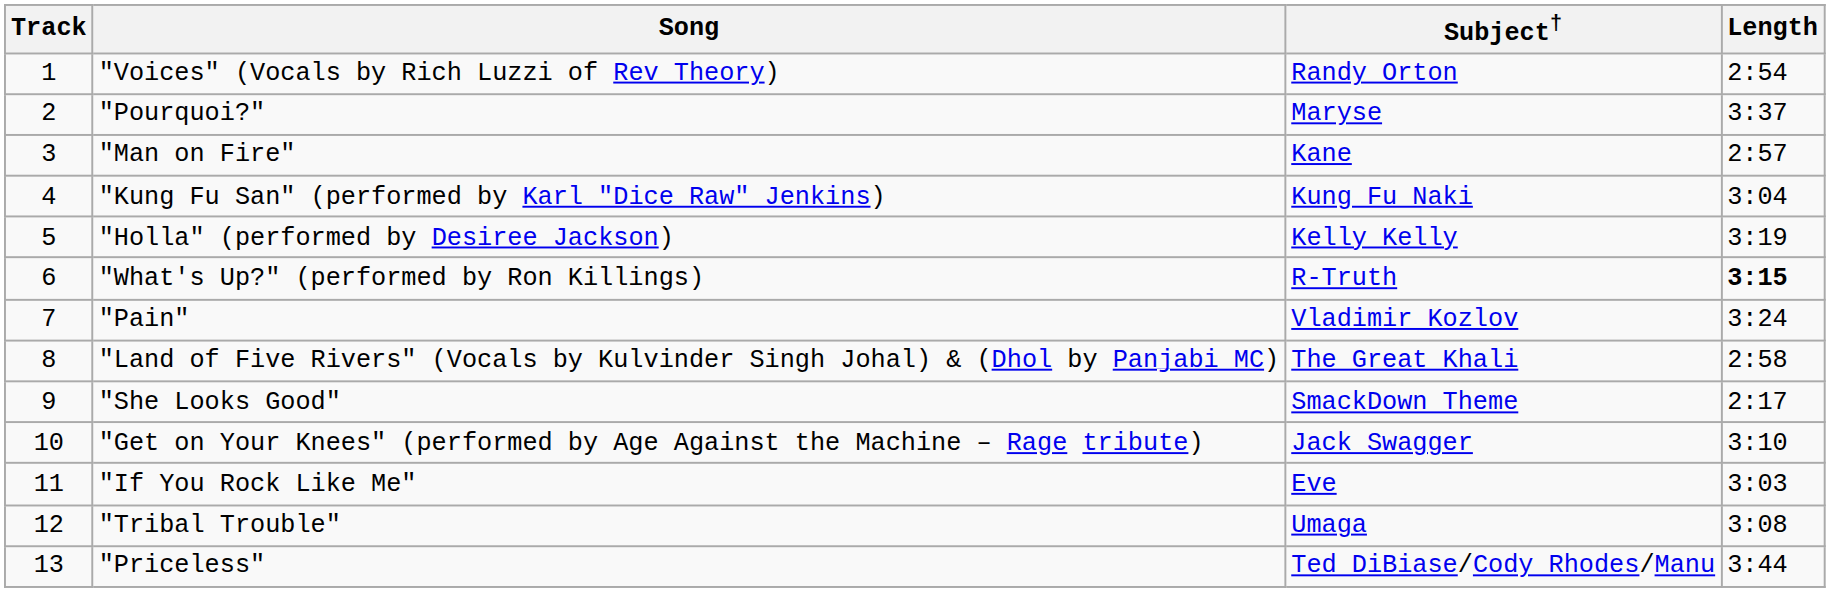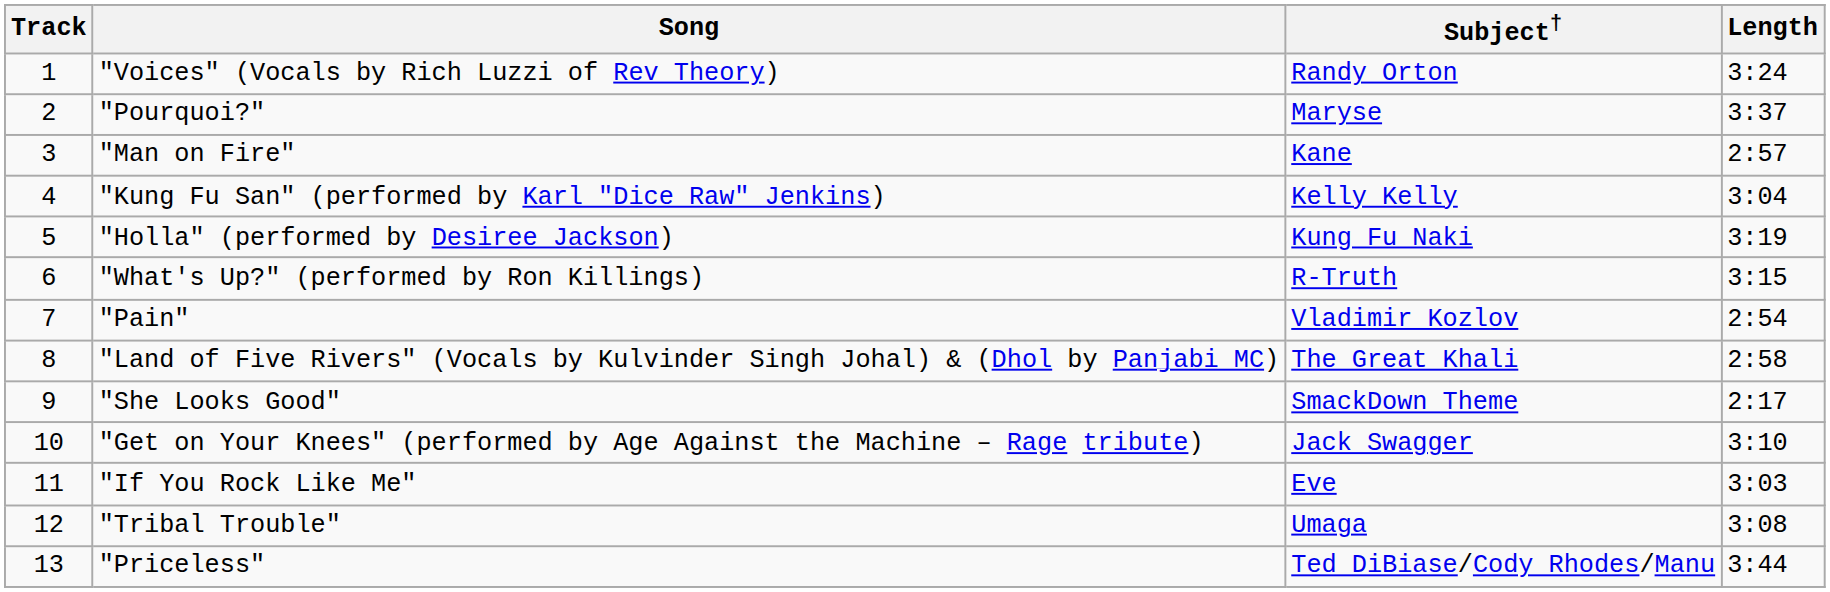(1757, 73) 2:54 -> (1757, 73) 3:24
(1382, 196) Kung Fu Naki -> (1375, 196) Kelly Kelly
(1375, 237) Kelly Kelly -> (1382, 237) Kung Fu Naki
(1757, 279) bold -> (1757, 279) normal
(1757, 320) 3:24 -> (1757, 320) 2:54
